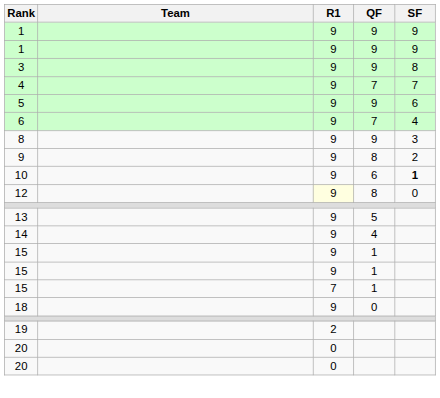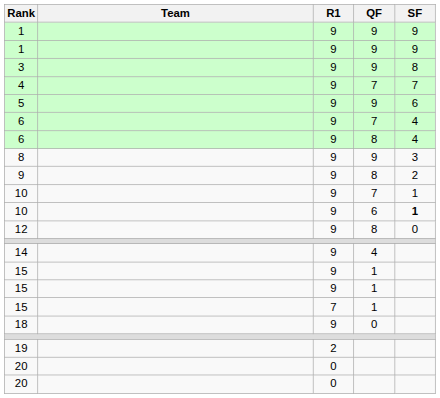+ row: (21, 139)
+ row: (21, 193)
(333, 193) lightyellow background -> (333, 229) no background
- row: (21, 216)
